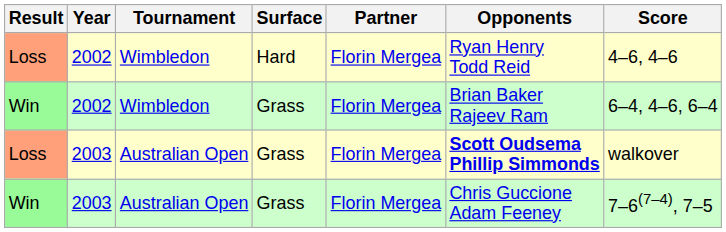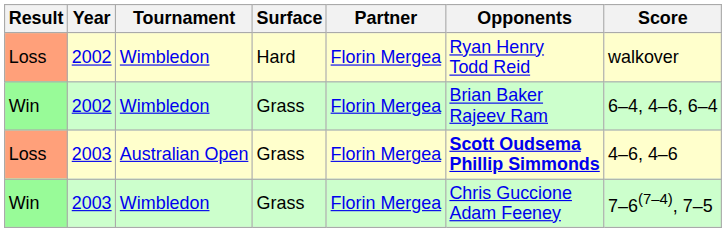(643, 57) 4–6, 4–6 -> (643, 57) walkover
(643, 154) walkover -> (643, 154) 4–6, 4–6
(184, 202) Australian Open -> (165, 202) Wimbledon
